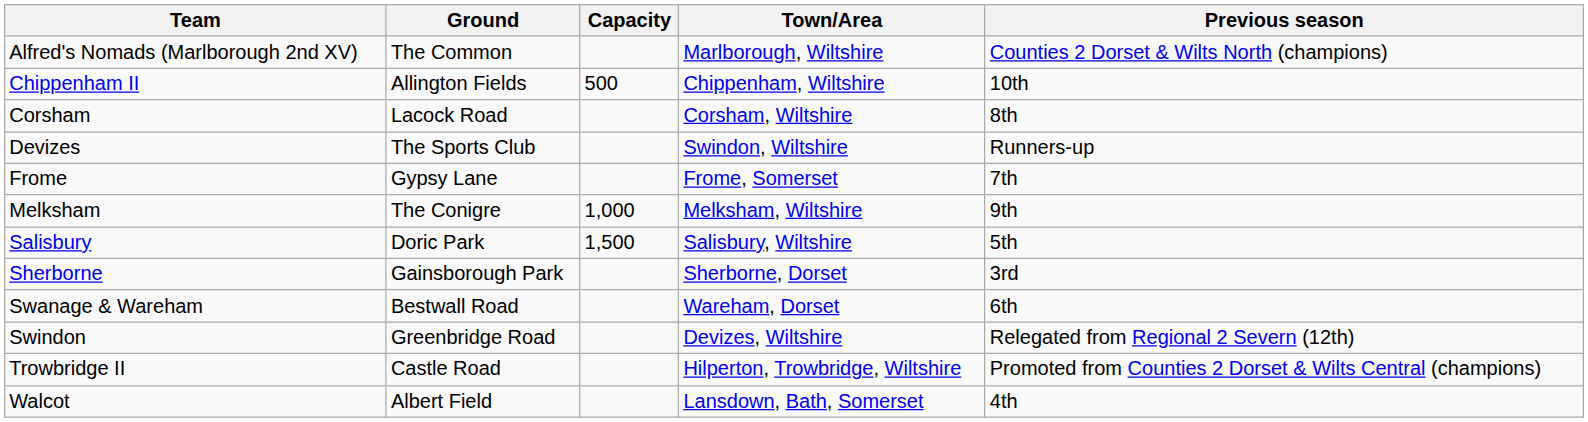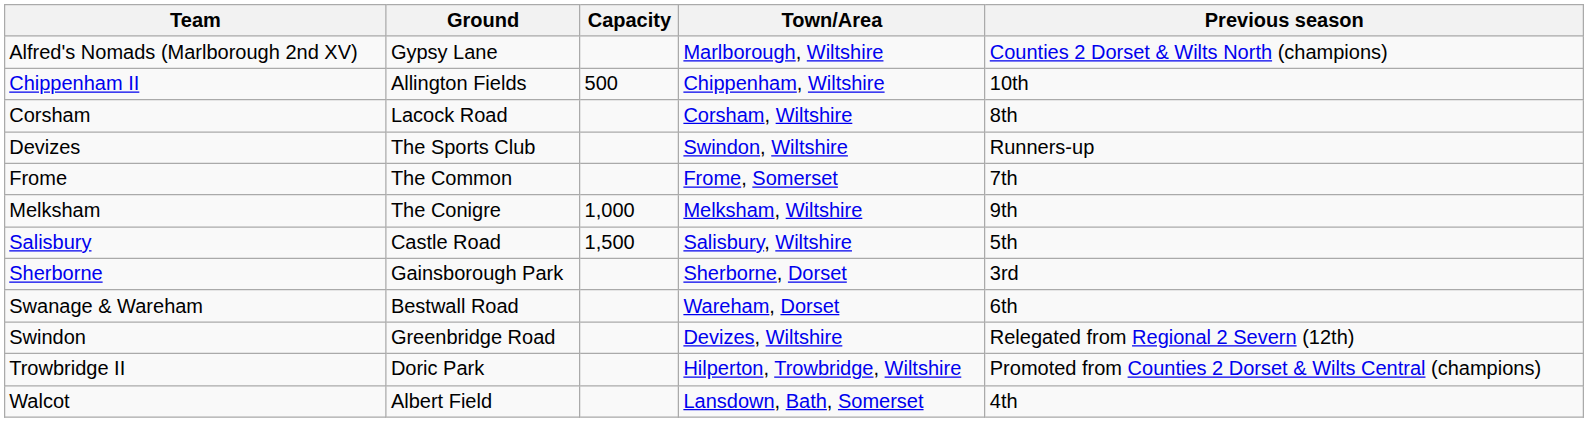(451, 52) The Common -> (444, 52) Gypsy Lane
(444, 178) Gypsy Lane -> (451, 178) The Common
(438, 242) Doric Park -> (446, 242) Castle Road
(446, 369) Castle Road -> (438, 369) Doric Park
